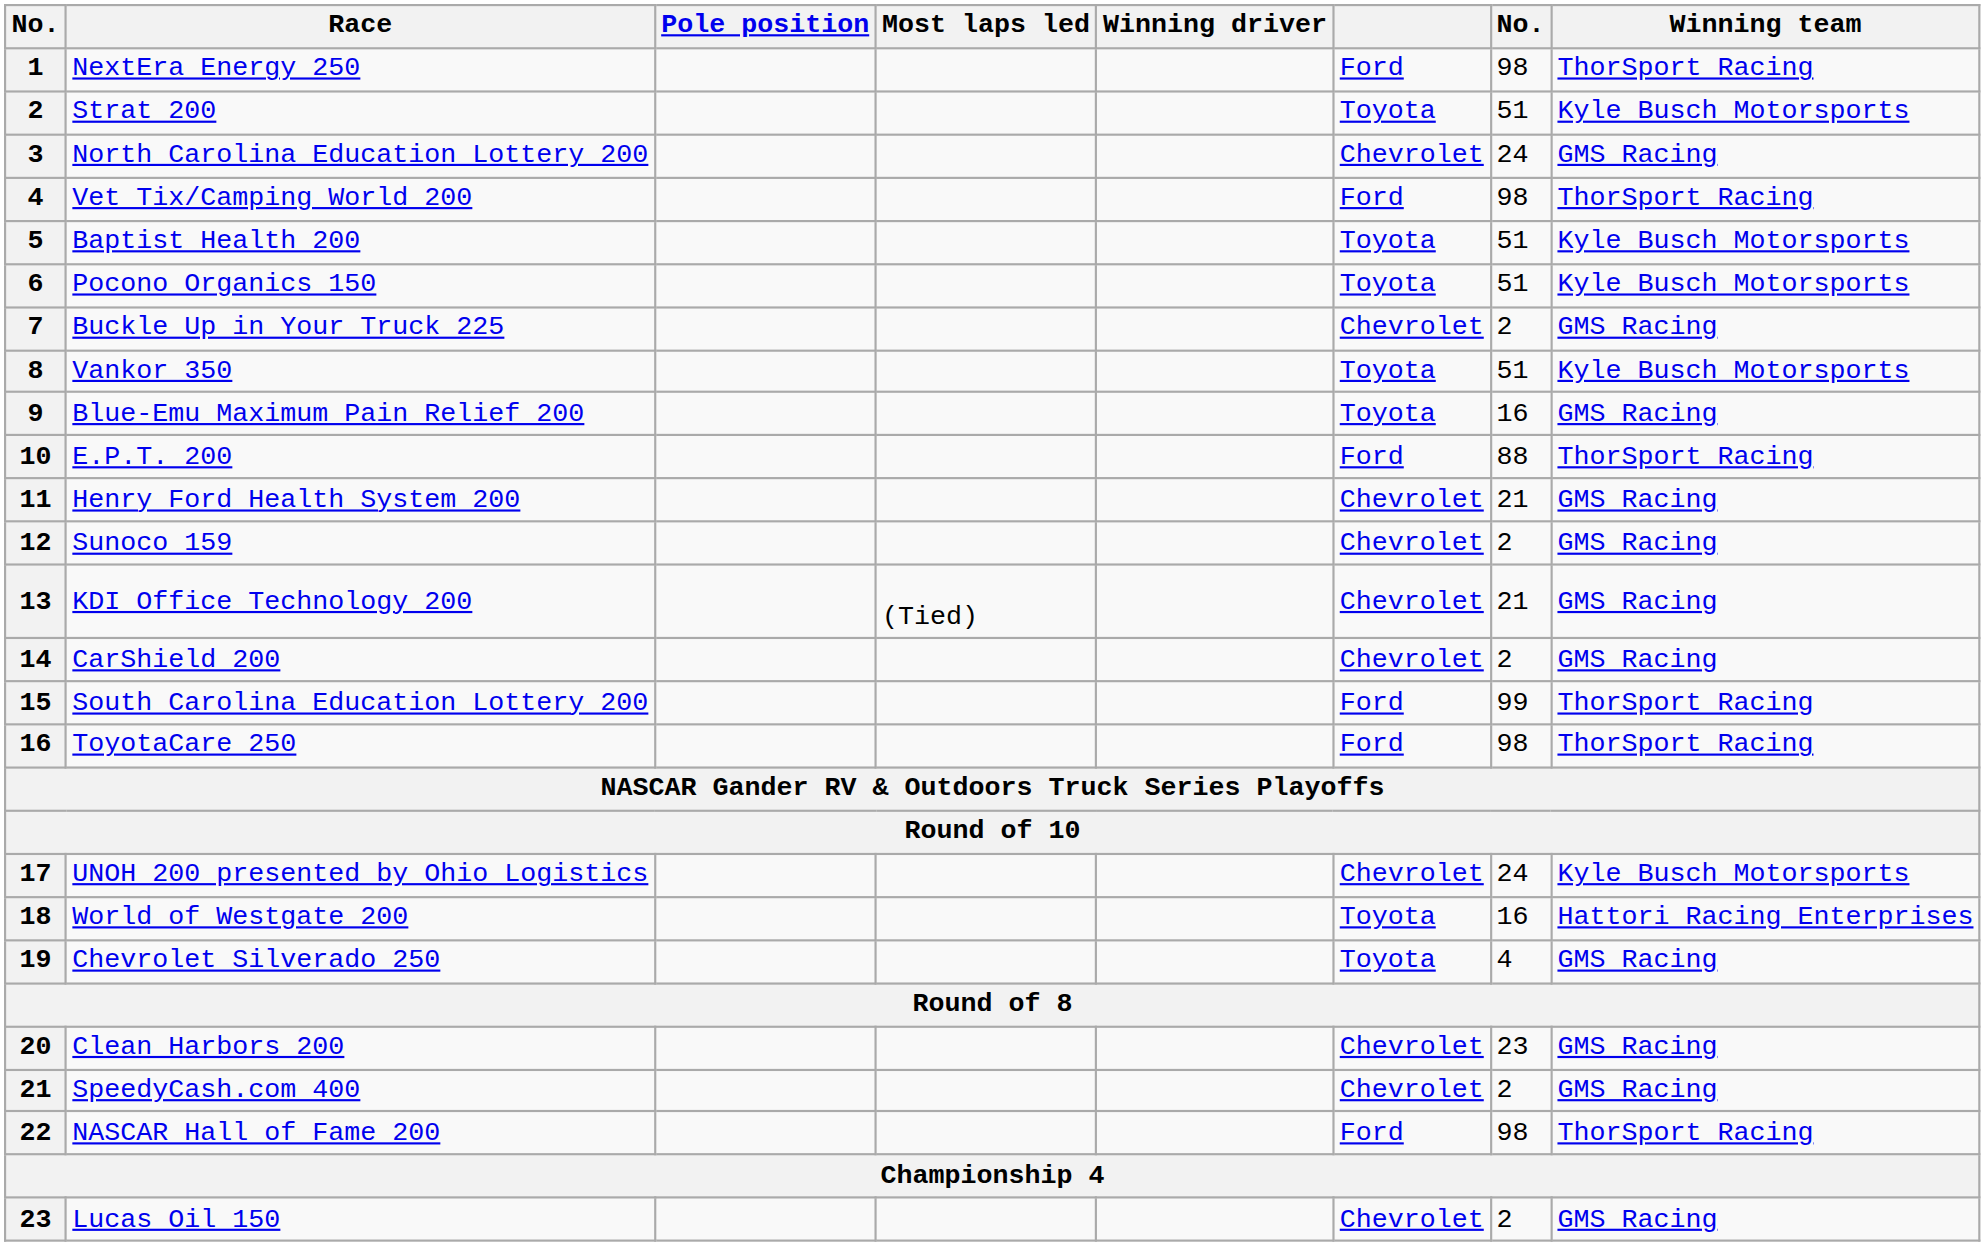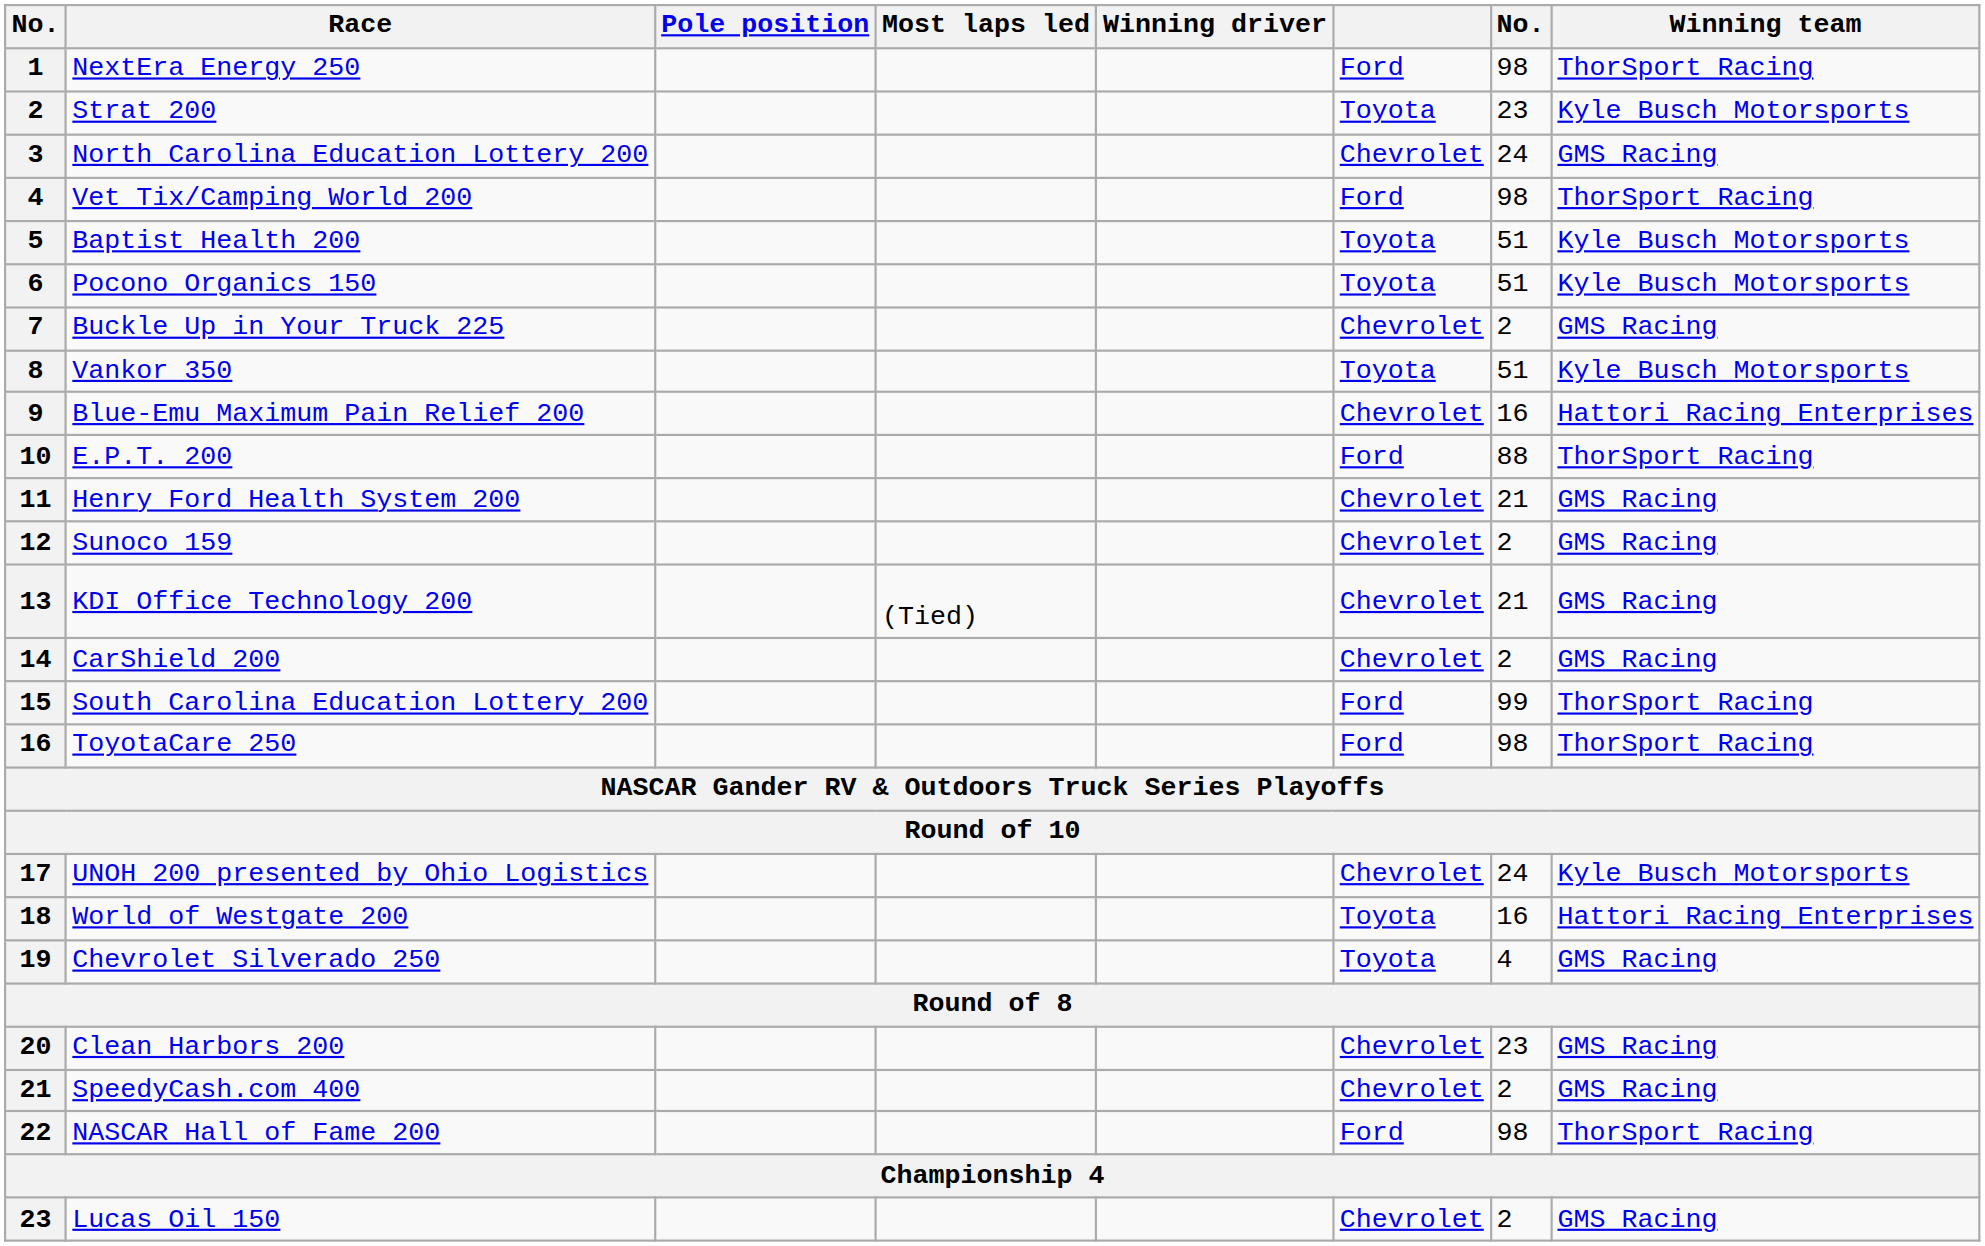(1513, 113) 51 -> (1513, 113) 23
(1388, 415) Toyota -> (1412, 415) Chevrolet
(1637, 415) GMS Racing -> (1765, 415) Hattori Racing Enterprises
